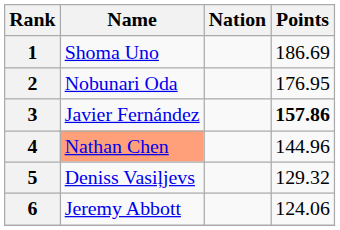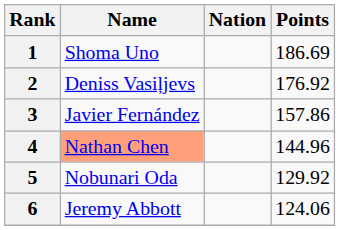(121, 83) Nobunari Oda -> (130, 83) Deniss Vasiļjevs
(303, 83) 176.95 -> (303, 83) 176.92
(303, 114) bold -> (303, 114) normal
(130, 177) Deniss Vasiļjevs -> (121, 177) Nobunari Oda
(303, 177) 129.32 -> (303, 177) 129.92
